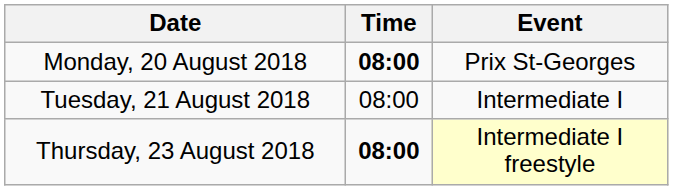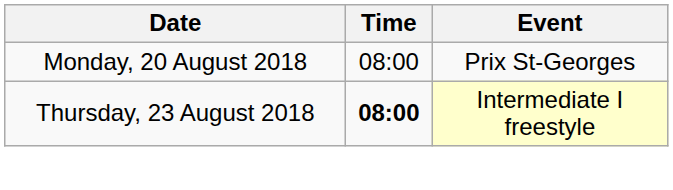(389, 61) bold -> (389, 61) normal
- row: (175, 99)
